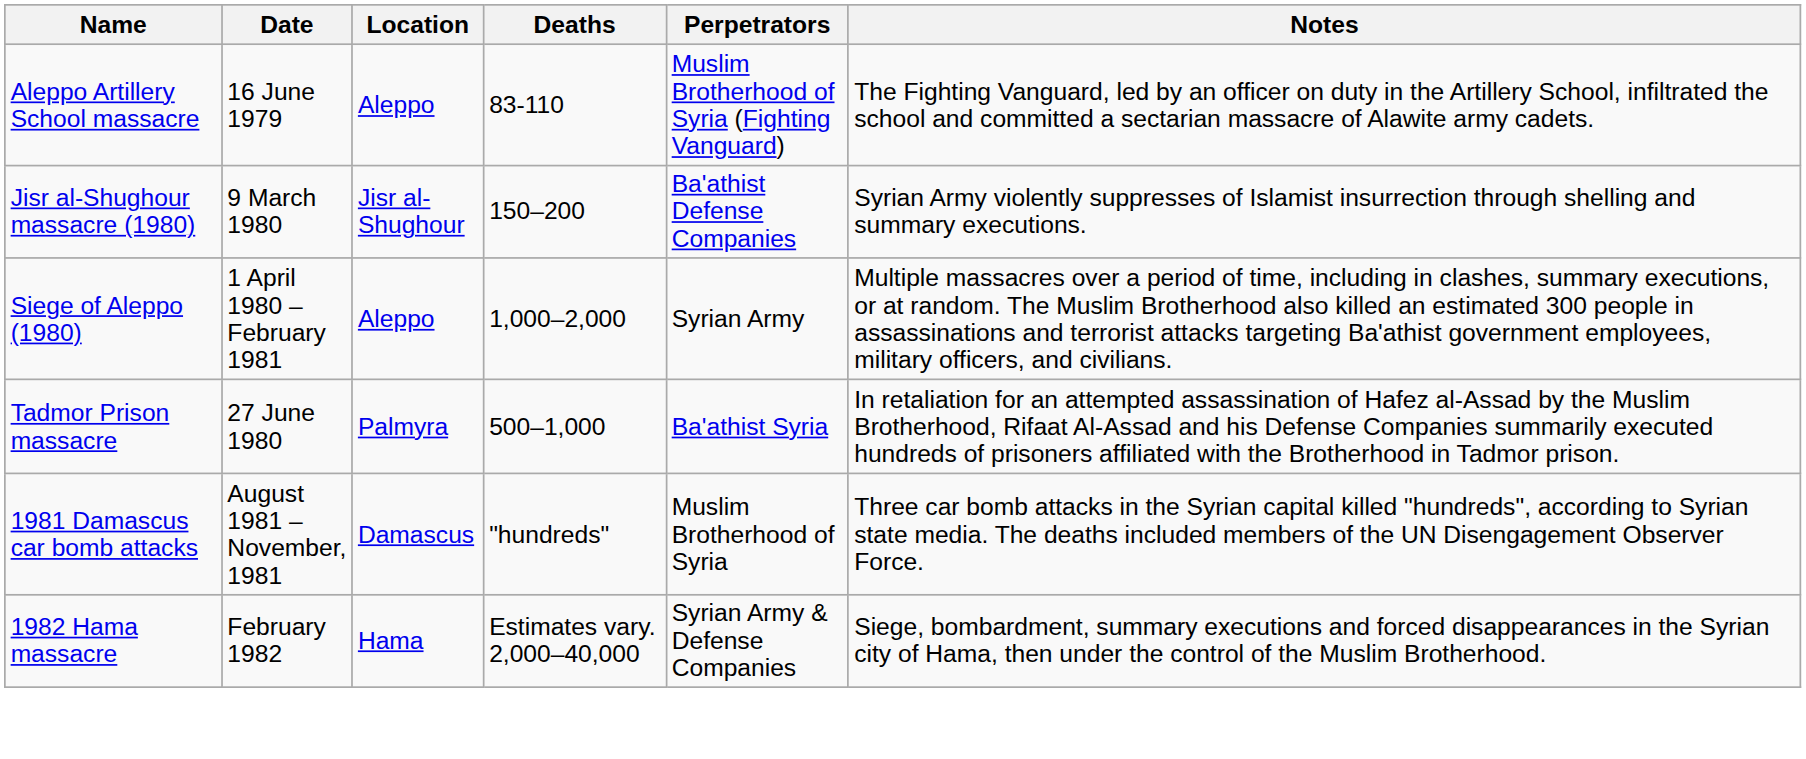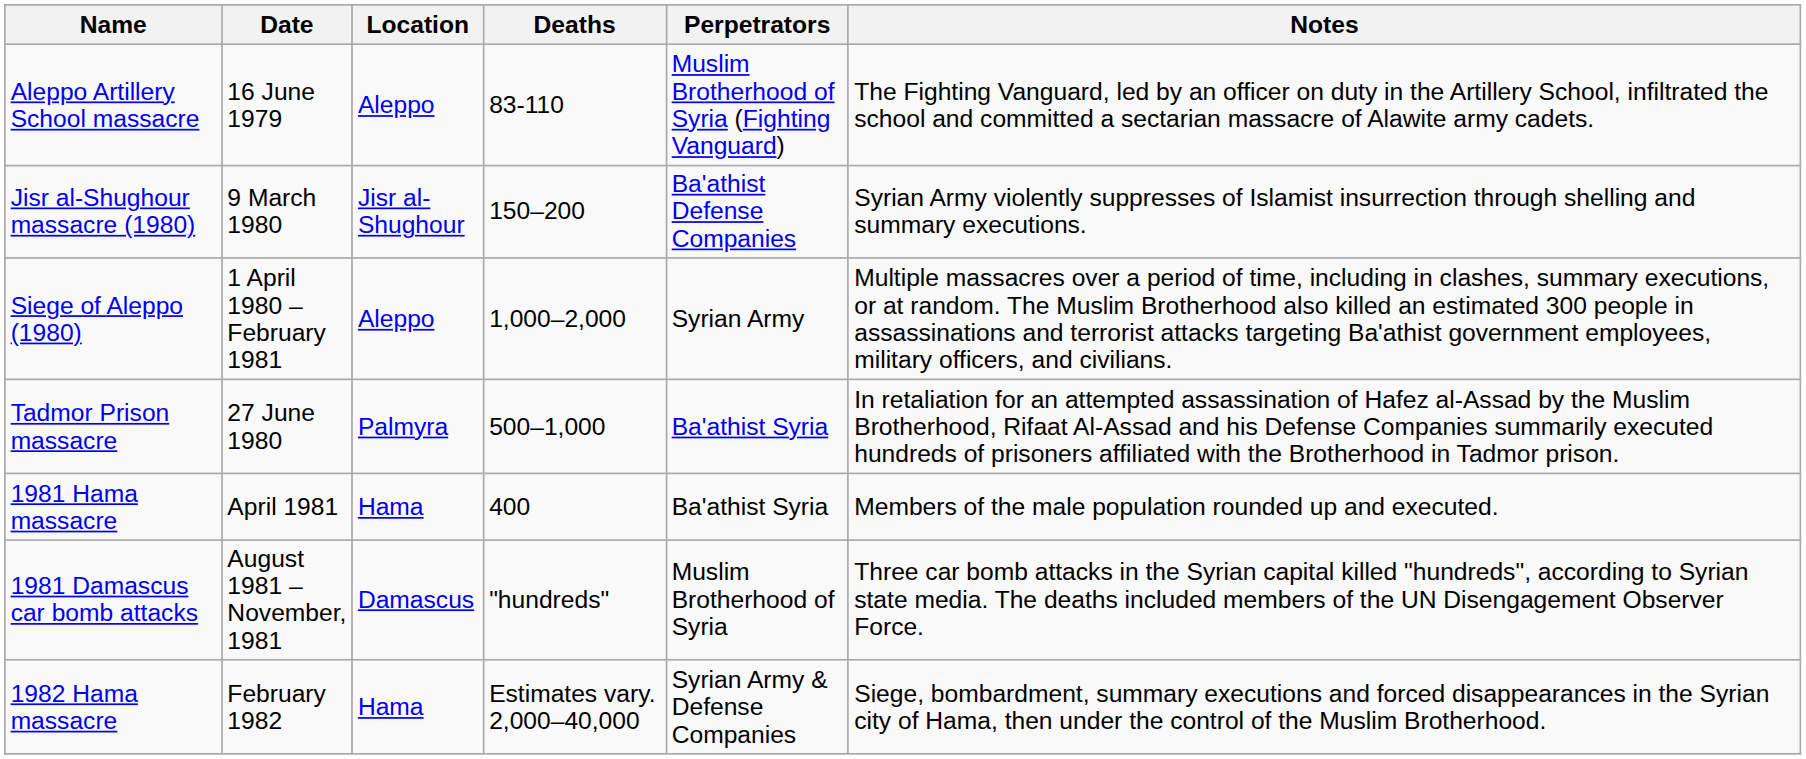+ row: (74, 506)
